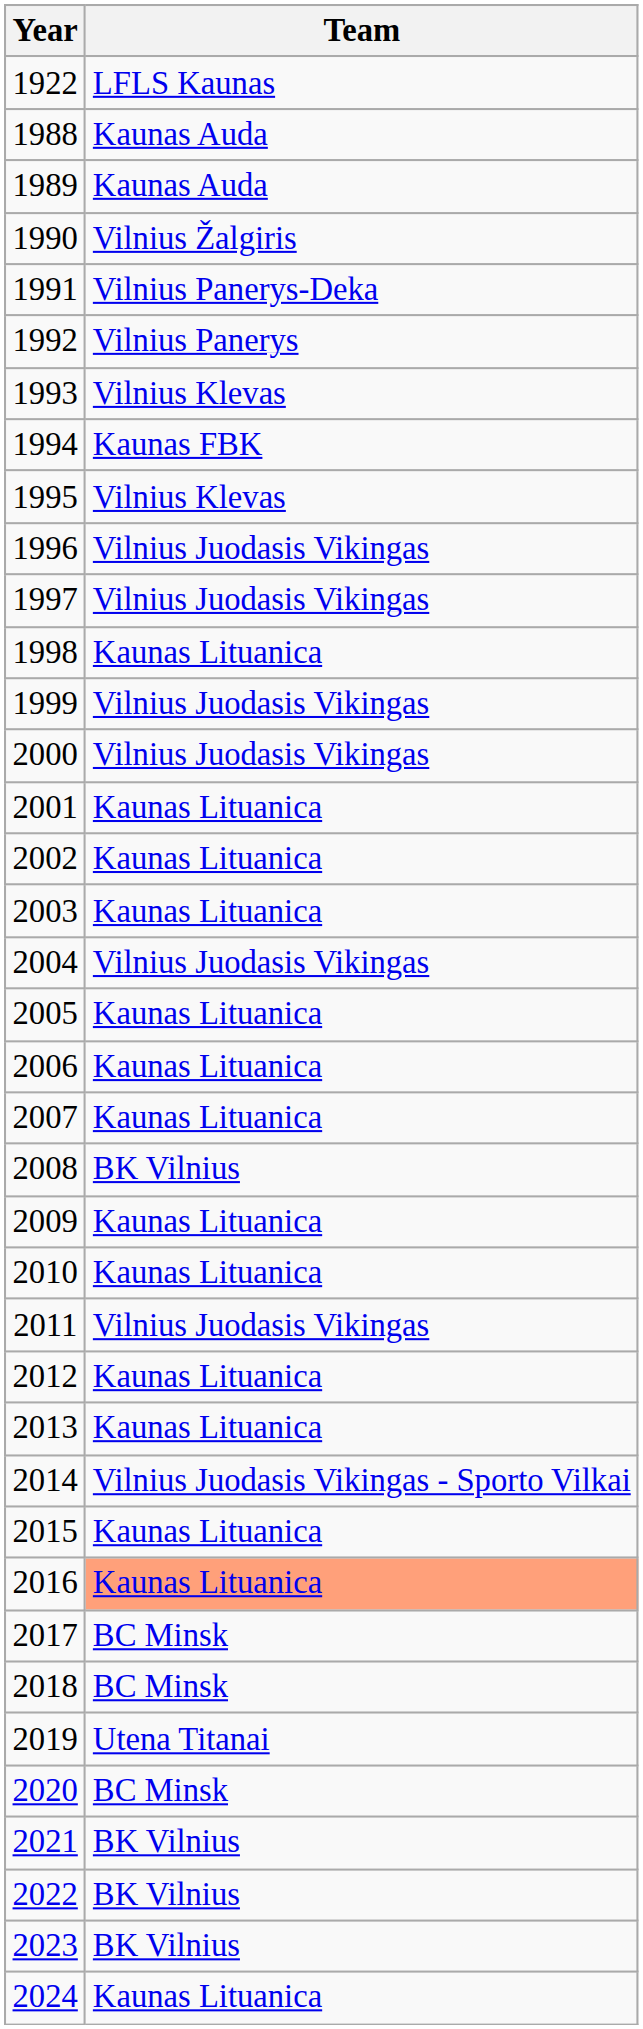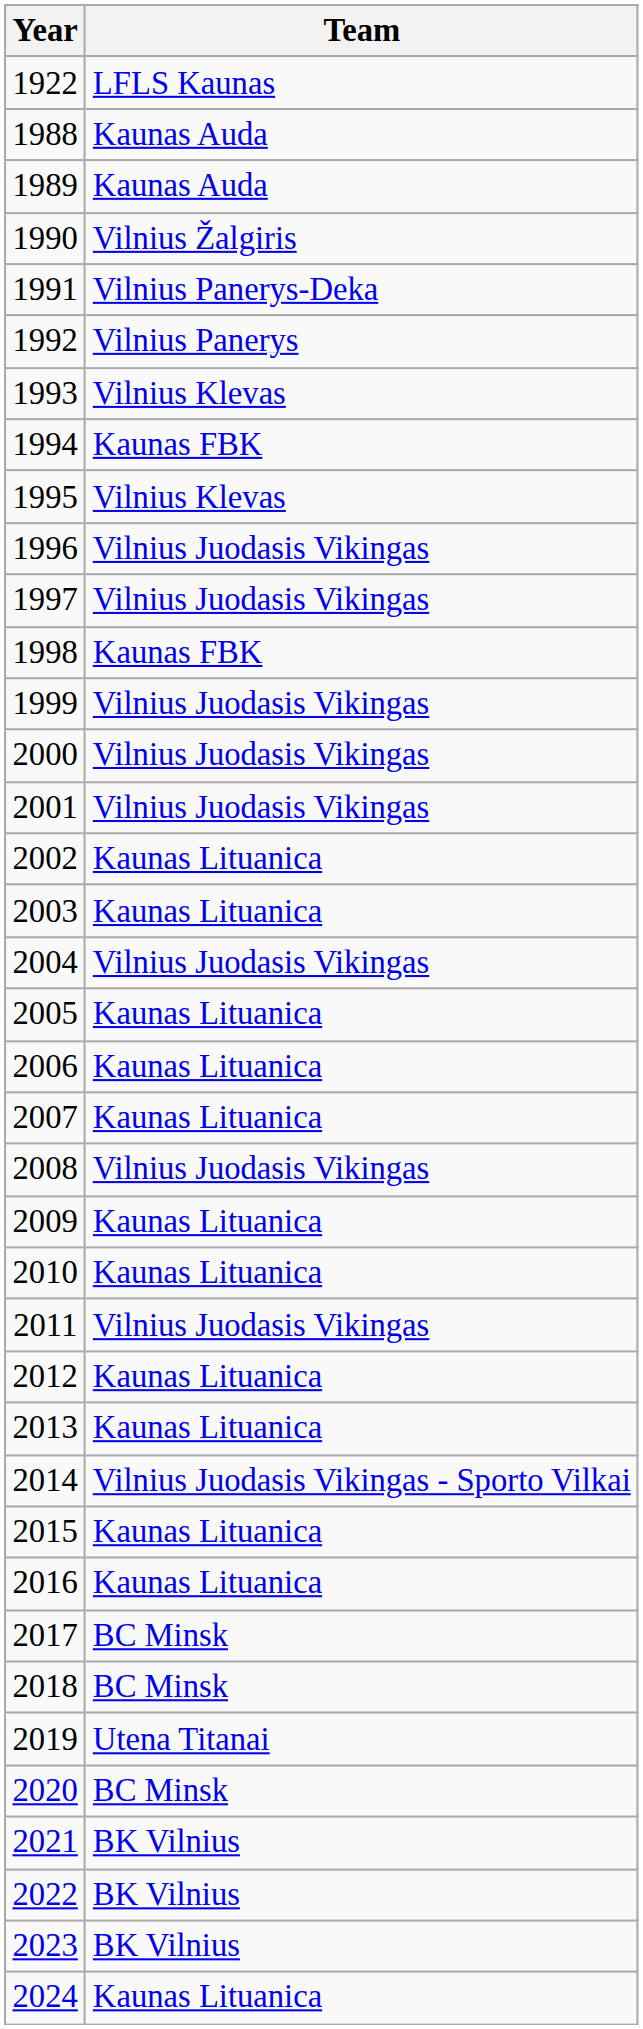(208, 651) Kaunas Lituanica -> (178, 651) Kaunas FBK
(208, 806) Kaunas Lituanica -> (261, 806) Vilnius Juodasis Vikingas
(166, 1169) BK Vilnius -> (261, 1169) Vilnius Juodasis Vikingas
(208, 1583) lightsalmon background -> (208, 1583) no background
